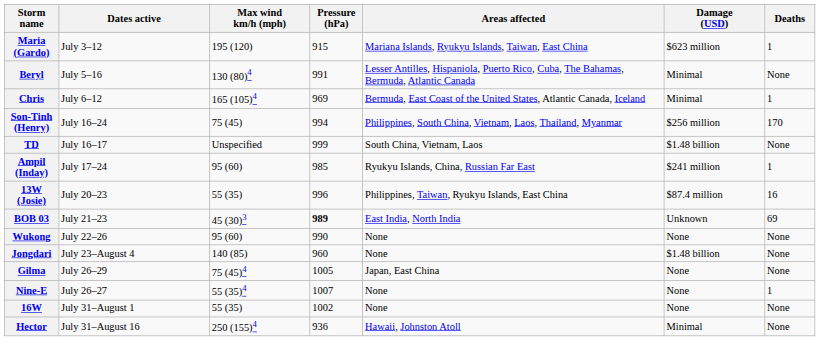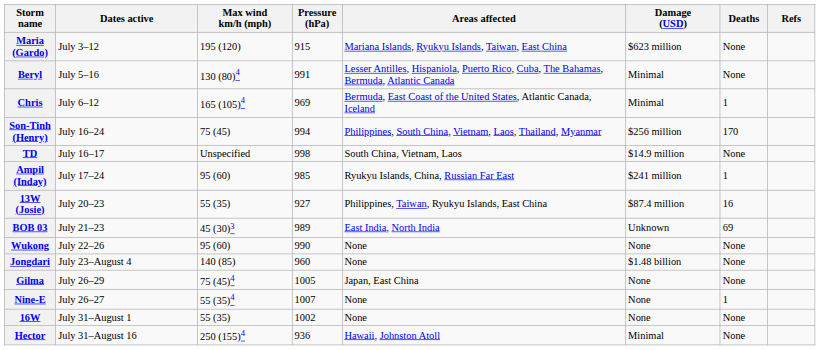+ column: (791, 18)
(770, 46) 1 -> (734, 46) None
(320, 144) 999 -> (302, 153) 998
(693, 144) $1.48 billion -> (656, 153) $14.9 million
(320, 195) 996 -> (302, 204) 927
(320, 219) bold -> (302, 227) normal
